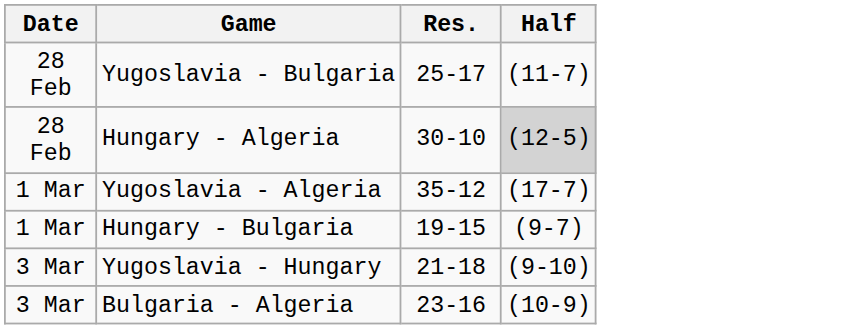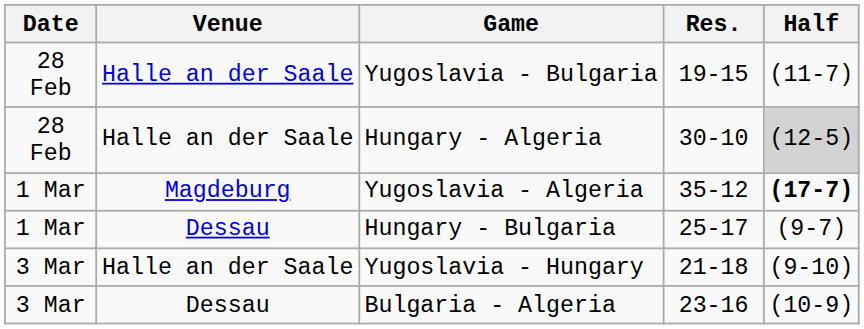+ column: (228, 24)
(451, 75) 25-17 -> (714, 75) 19-15
(549, 191) normal -> (811, 191) bold
(451, 229) 19-15 -> (714, 229) 25-17
